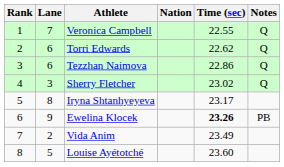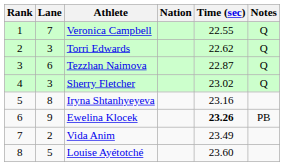(50, 48) 6 -> (50, 48) 3
(221, 65) 22.86 -> (221, 65) 22.87
(221, 100) 23.17 -> (221, 100) 23.16
